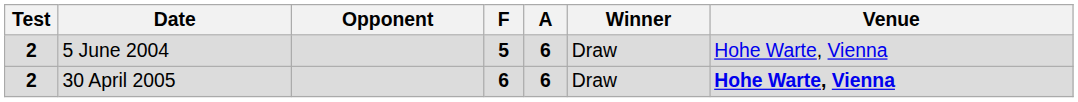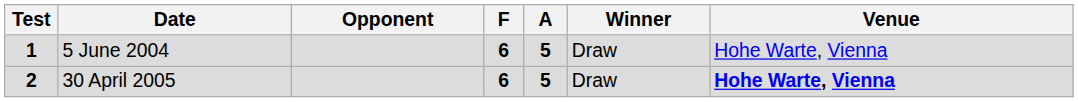(31, 50) 2 -> (31, 50) 1
(504, 50) 5 -> (504, 50) 6
(545, 50) 6 -> (545, 50) 5
(545, 81) 6 -> (545, 81) 5
